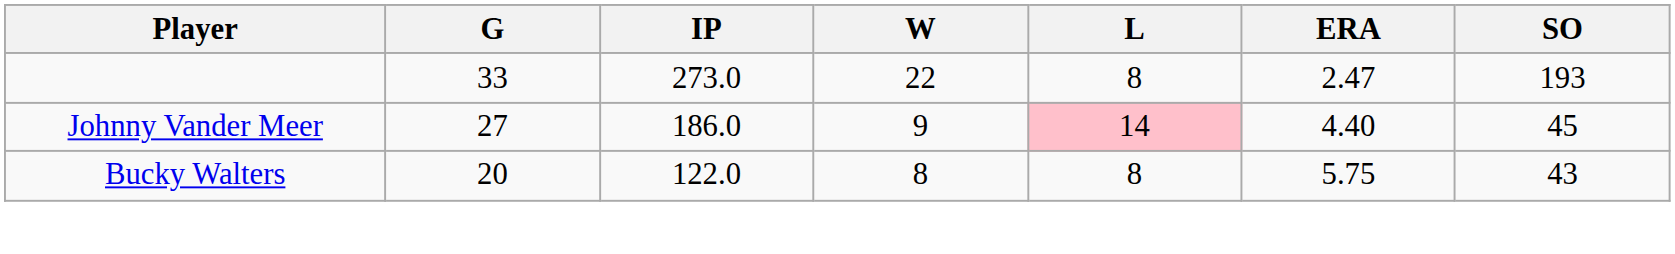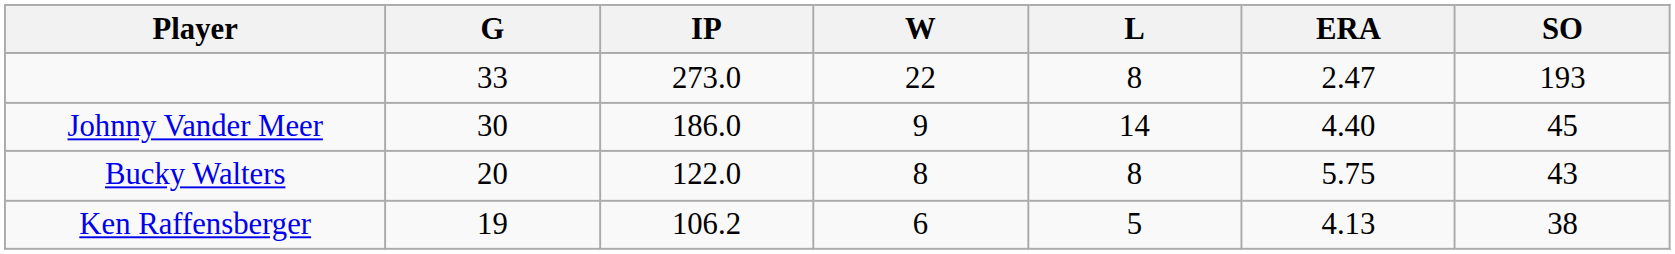(492, 126) 27 -> (492, 126) 30
(1134, 126) pink background -> (1134, 126) no background
+ row: (195, 223)
